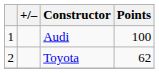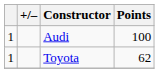(11, 57) 2 -> (11, 57) 1
